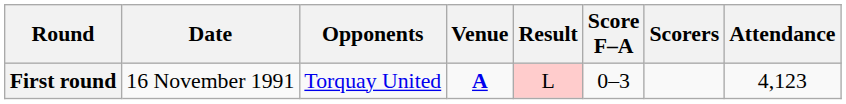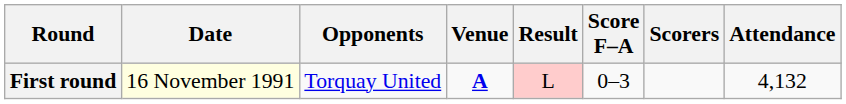(210, 80) no background -> (210, 80) lightyellow background
(782, 80) 4,123 -> (782, 80) 4,132
